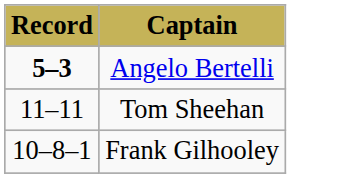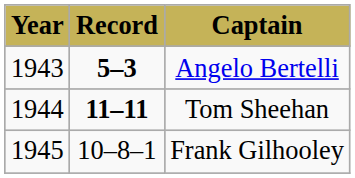+ column: (37, 25)
(52, 109) normal -> (117, 109) bold
